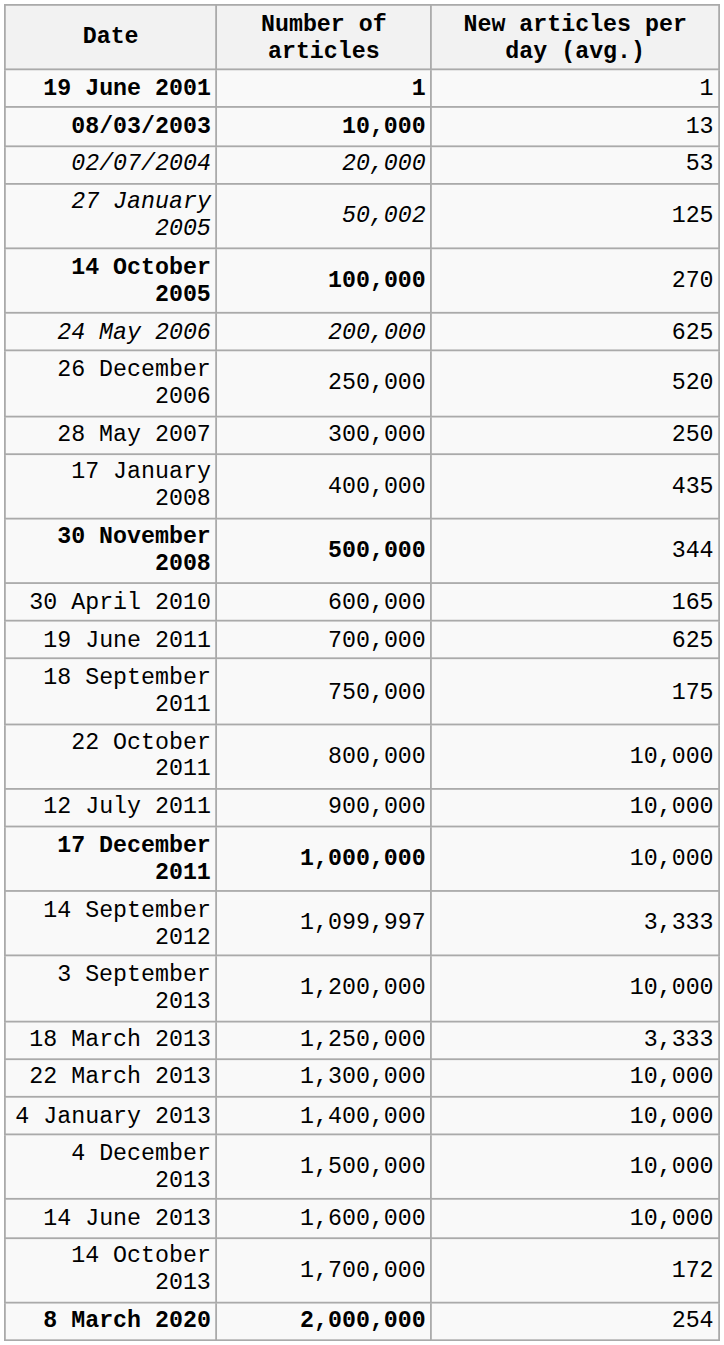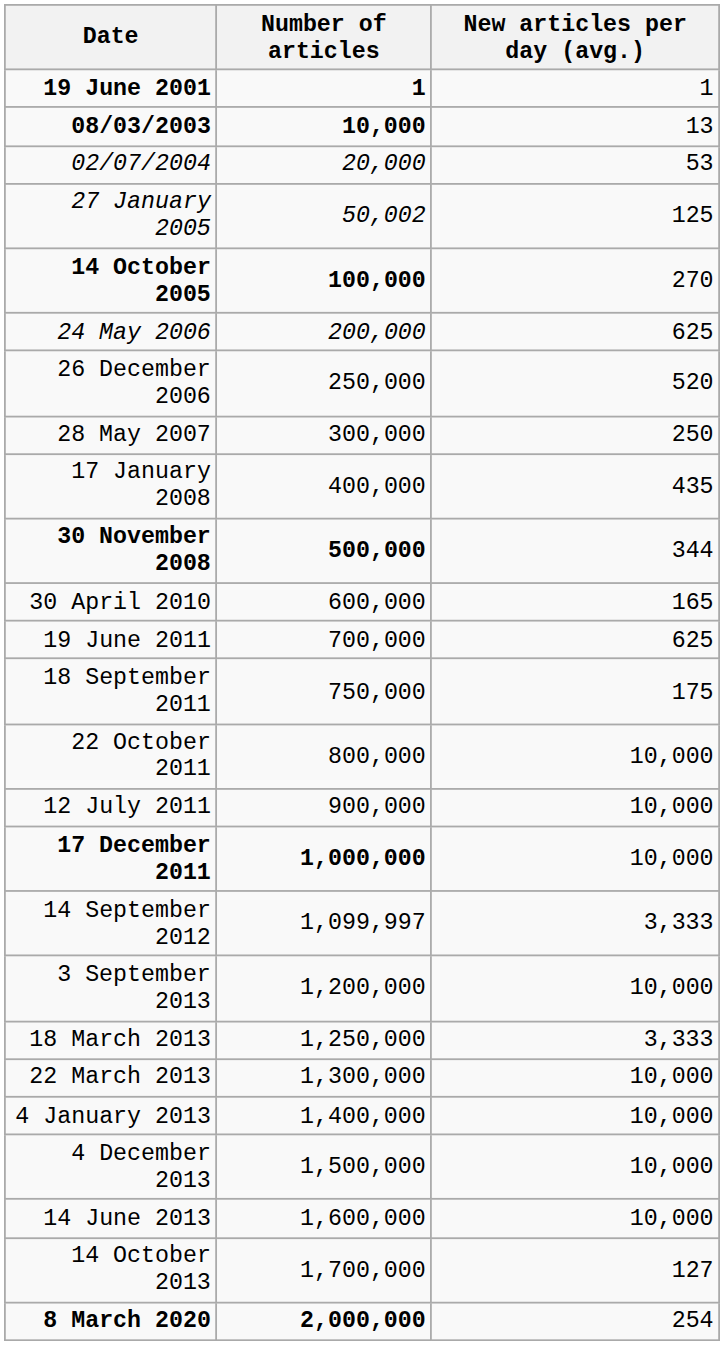(693, 1270) 172 -> (693, 1270) 127
